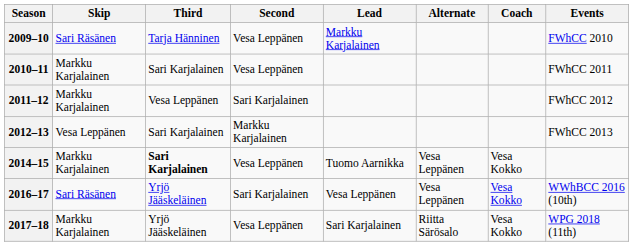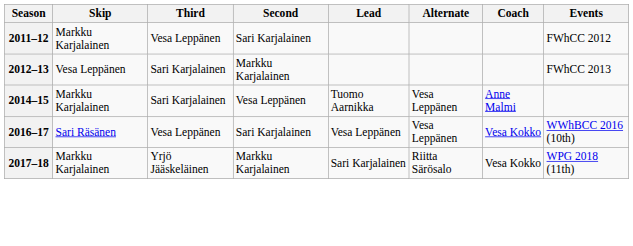- row: (29, 38)
- row: (29, 69)
(178, 163) bold -> (188, 100) normal
(506, 163) Vesa Kokko -> (500, 100) Anne Malmi
(177, 194) Yrjö Jääskeläinen -> (185, 132) Vesa Leppänen
(268, 225) Vesa Leppänen -> (263, 163) Markku Karjalainen
